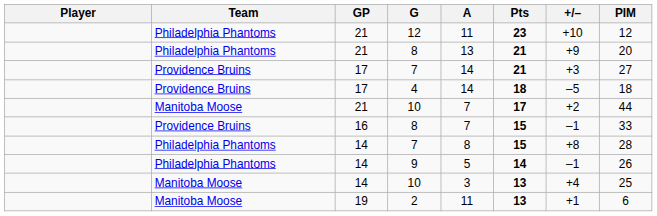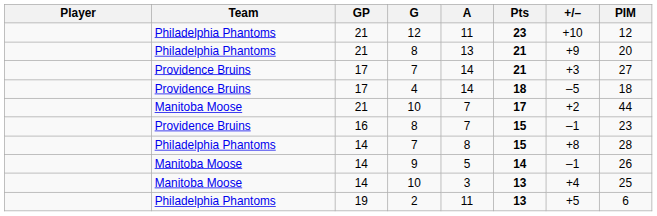(625, 126) 33 -> (625, 126) 23
(215, 164) Philadelphia Phantoms -> (198, 164) Manitoba Moose
(198, 201) Manitoba Moose -> (215, 201) Philadelphia Phantoms
(573, 201) +1 -> (573, 201) +5
